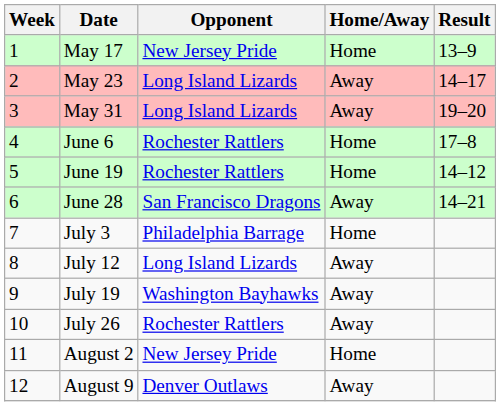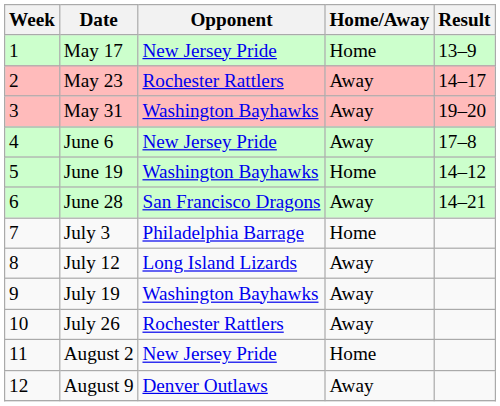(220, 80) Long Island Lizards -> (213, 80) Rochester Rattlers
(220, 111) Long Island Lizards -> (230, 111) Washington Bayhawks
(213, 141) Rochester Rattlers -> (210, 141) New Jersey Pride
(353, 141) Home -> (351, 141) Away
(213, 171) Rochester Rattlers -> (230, 171) Washington Bayhawks
